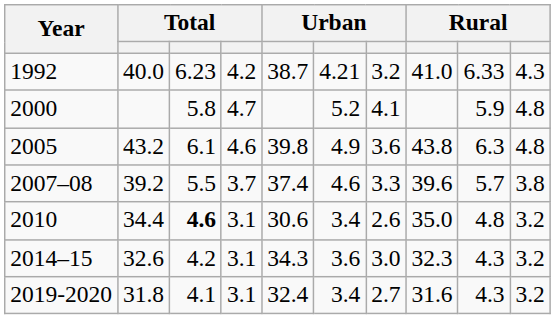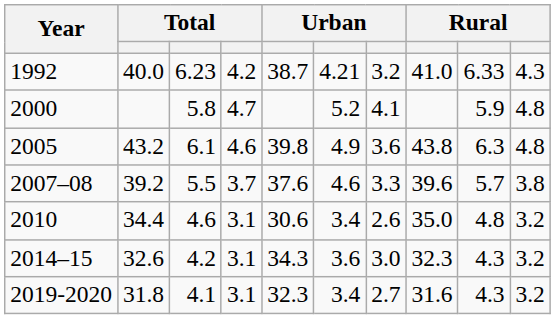(288, 183) 37.4 -> (288, 183) 37.6
(201, 220) bold -> (201, 220) normal
(288, 295) 32.4 -> (288, 295) 32.3
